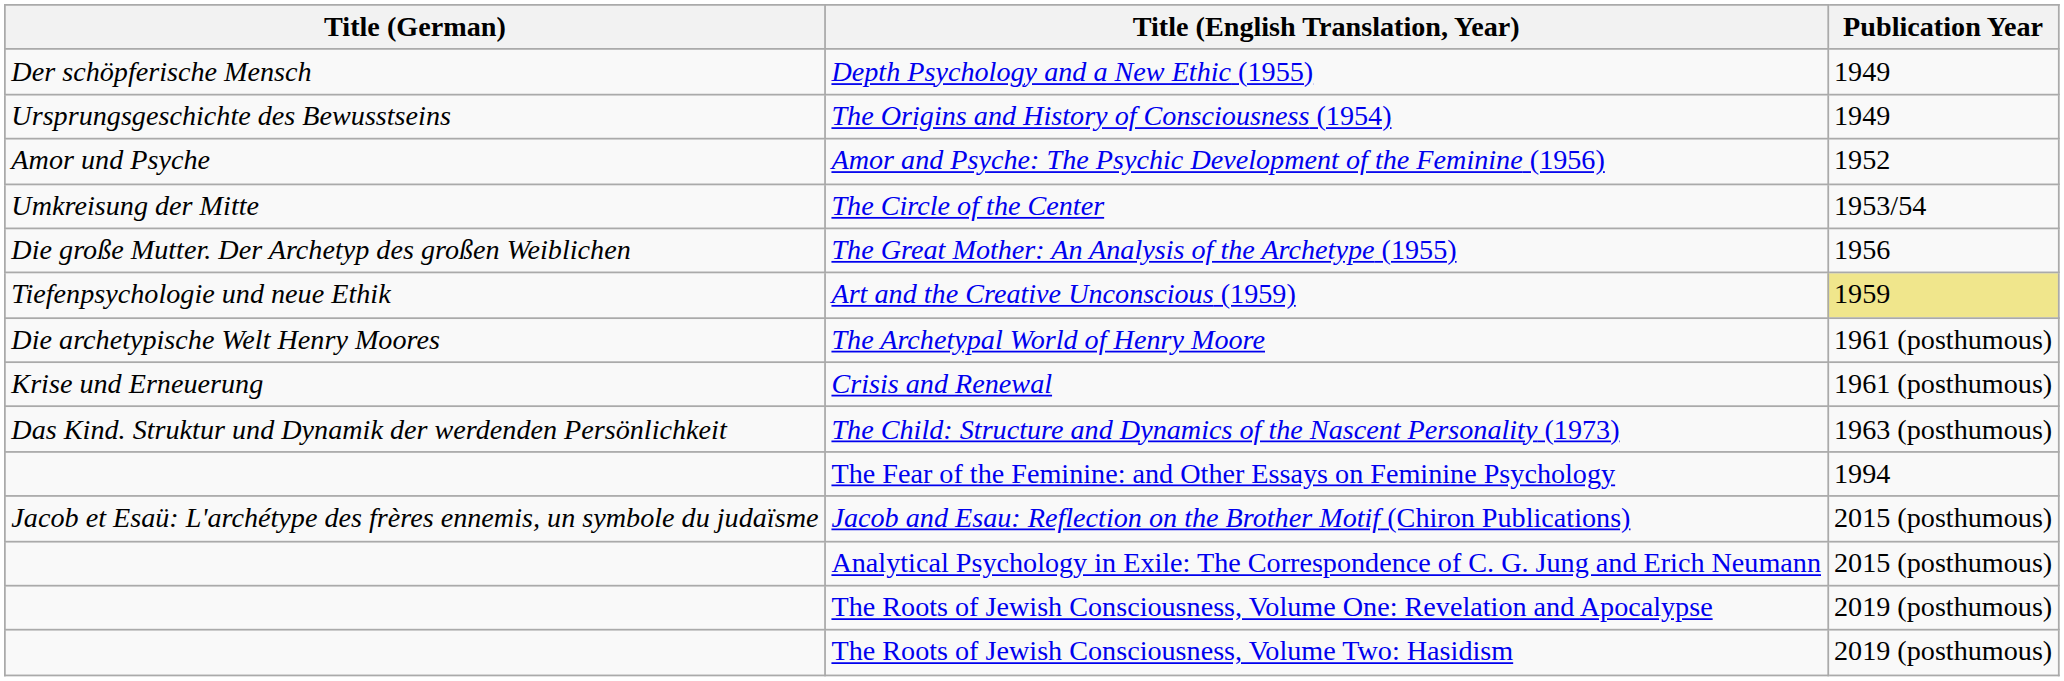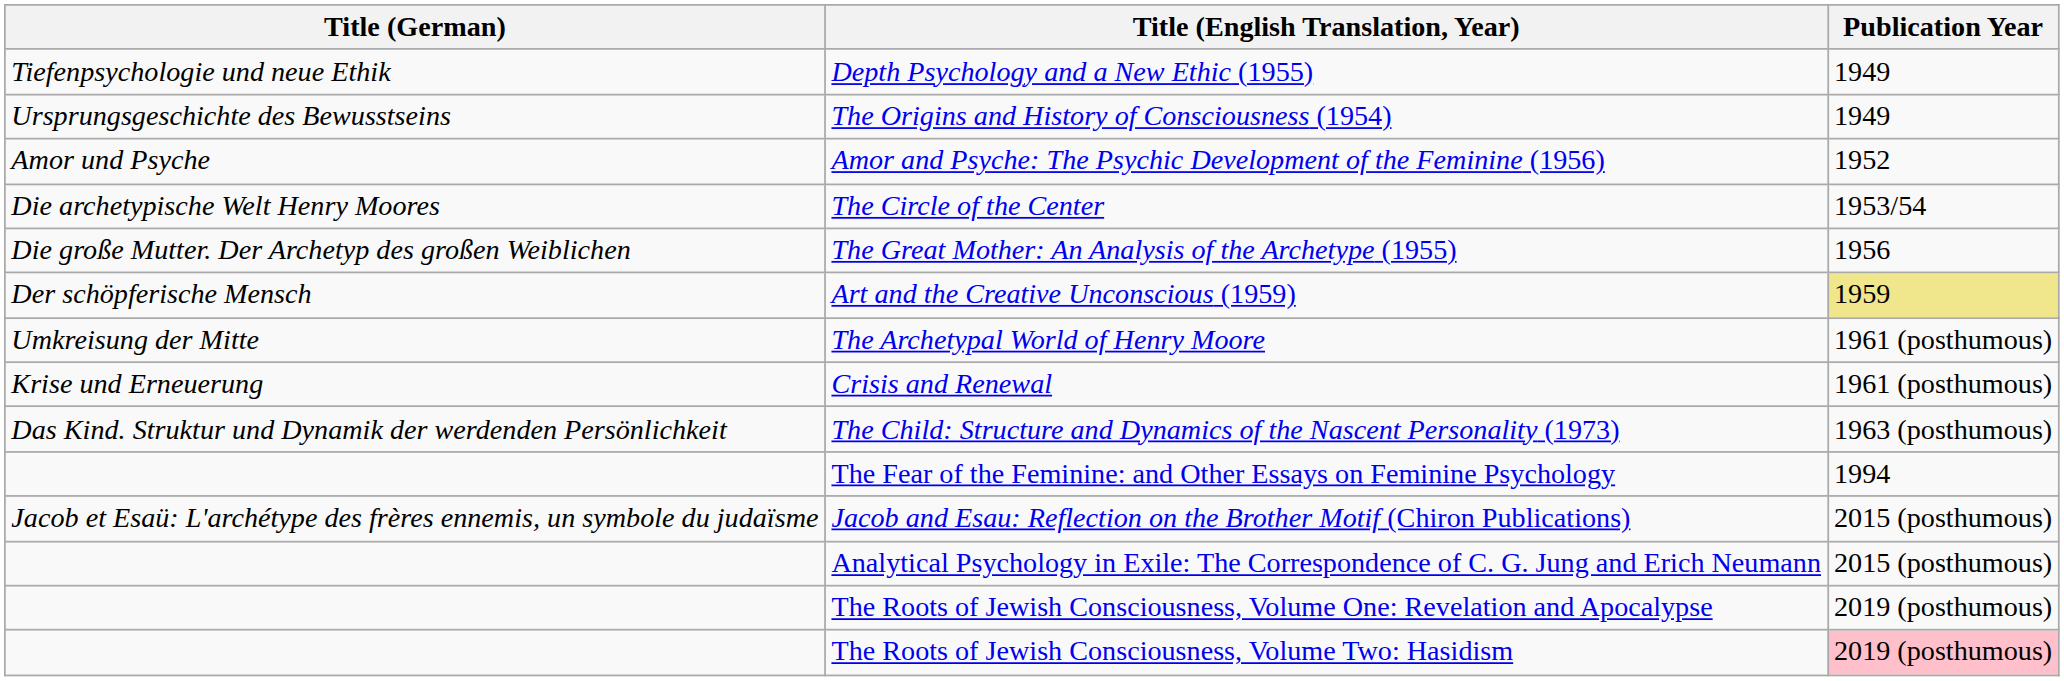(162, 71) Der schöpferische Mensch -> (201, 71) Tiefenpsychologie und neue Ethik
(135, 205) Umkreisung der Mitte -> (226, 205) Die archetypische Welt Henry Moores
(201, 294) Tiefenpsychologie und neue Ethik -> (162, 294) Der schöpferische Mensch
(226, 339) Die archetypische Welt Henry Moores -> (135, 339) Umkreisung der Mitte
(1943, 652) no background -> (1943, 652) pink background
